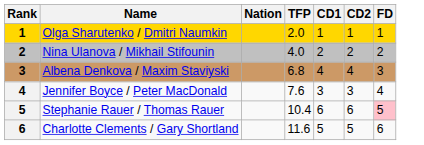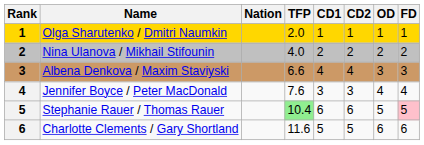+ column: (386, 14)
(296, 71) 6.8 -> (296, 71) 6.6
(299, 110) no background -> (299, 110) lightgreen background
